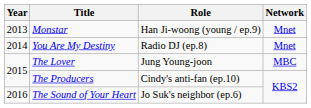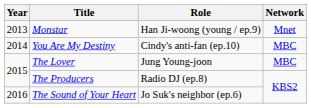(174, 45) Radio DJ (ep.8) -> (190, 45) Cindy's anti-fan (ep.10)
(285, 45) Mnet -> (285, 45) MBC
(190, 78) Cindy's anti-fan (ep.10) -> (174, 78) Radio DJ (ep.8)
